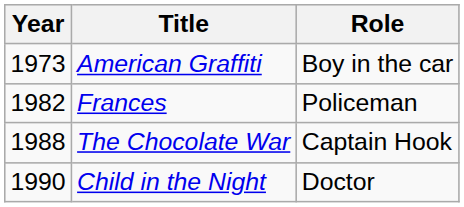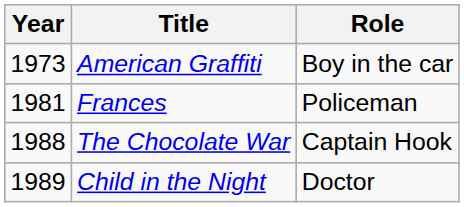(38, 102) 1982 -> (38, 102) 1981
(38, 181) 1990 -> (38, 181) 1989
